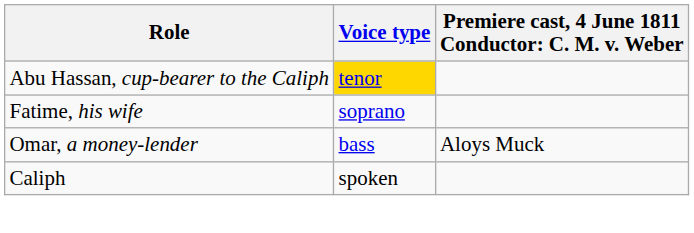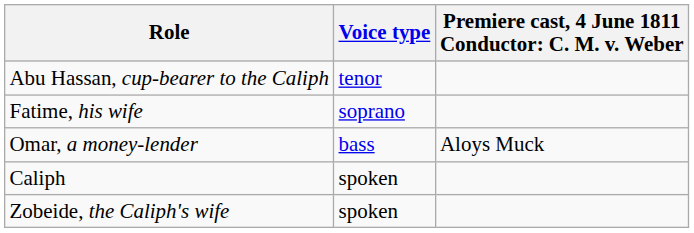(360, 77) gold background -> (360, 77) no background
+ row: (119, 210)
